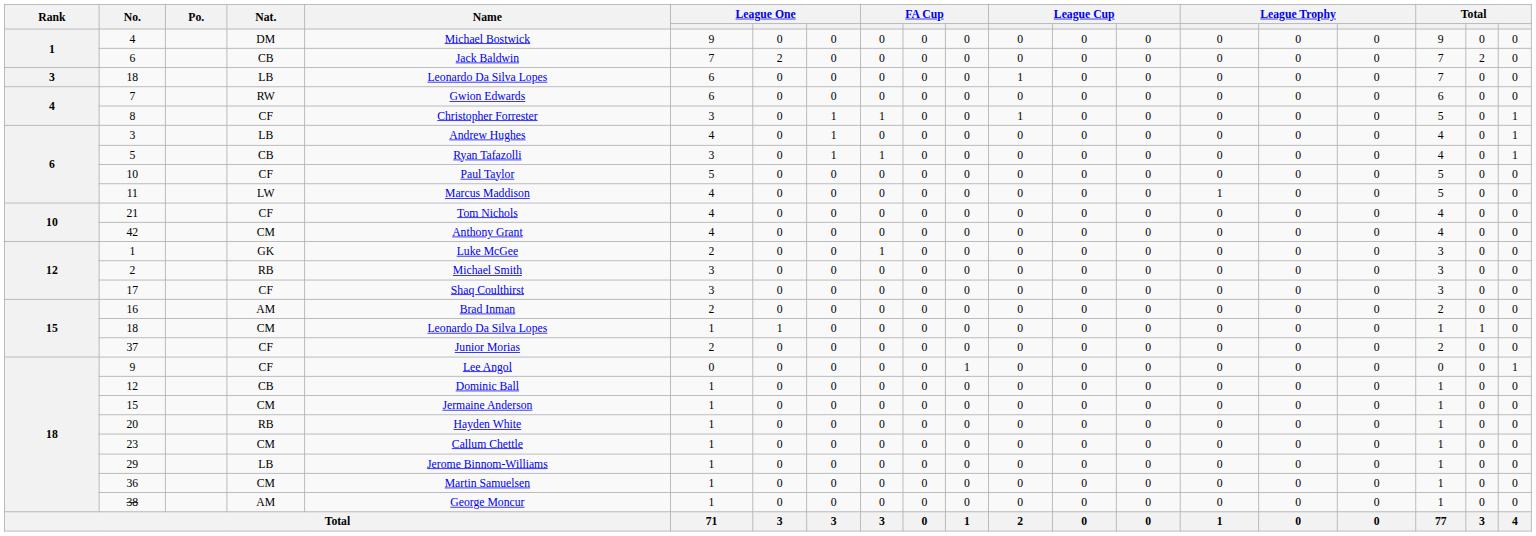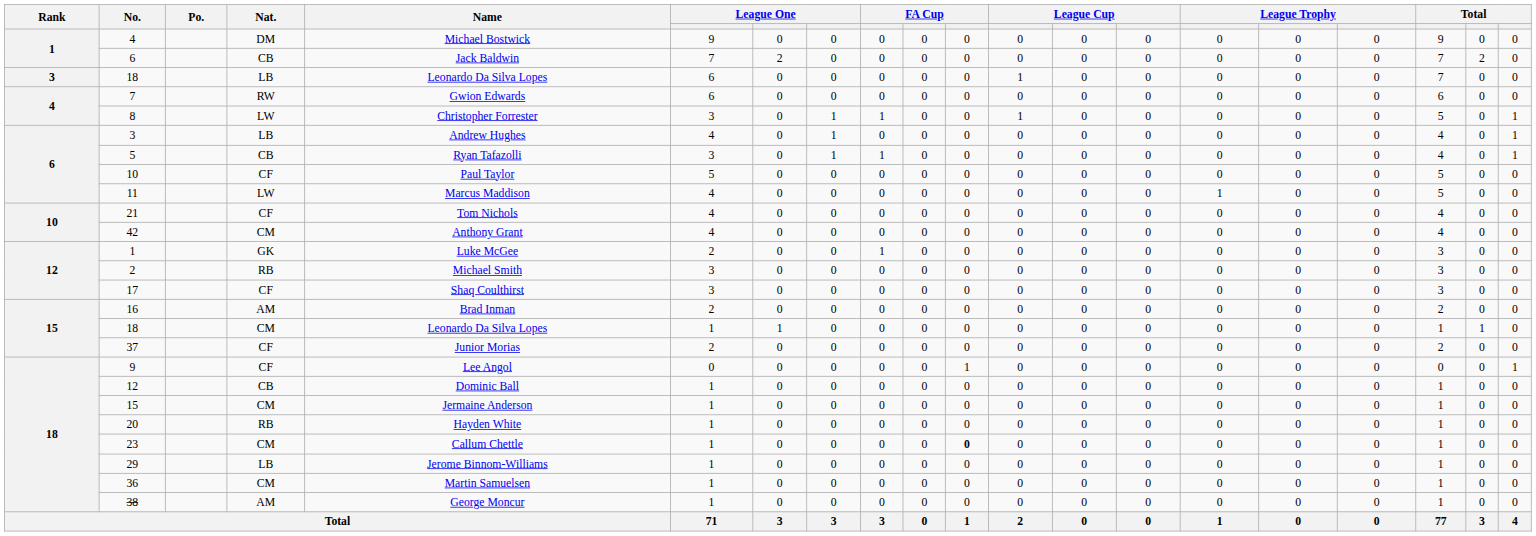(266, 116) CF -> (266, 116) LW
(967, 444) normal -> (967, 444) bold
